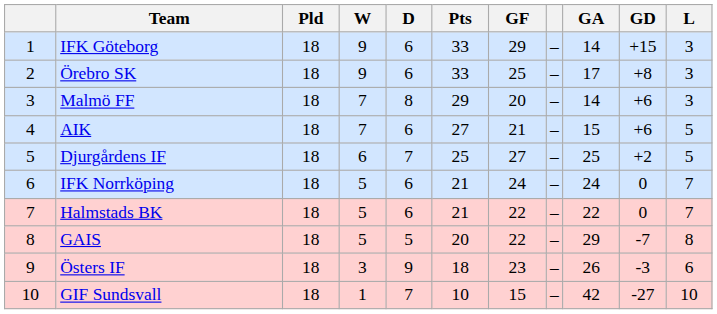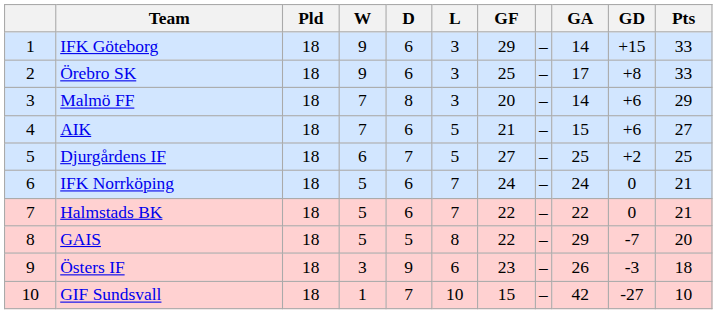columns swapped: (689, 18) <-> (460, 18)
